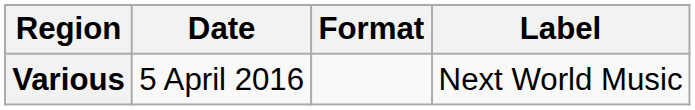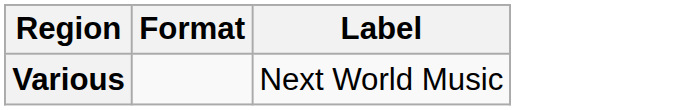- column: (222, 29)
